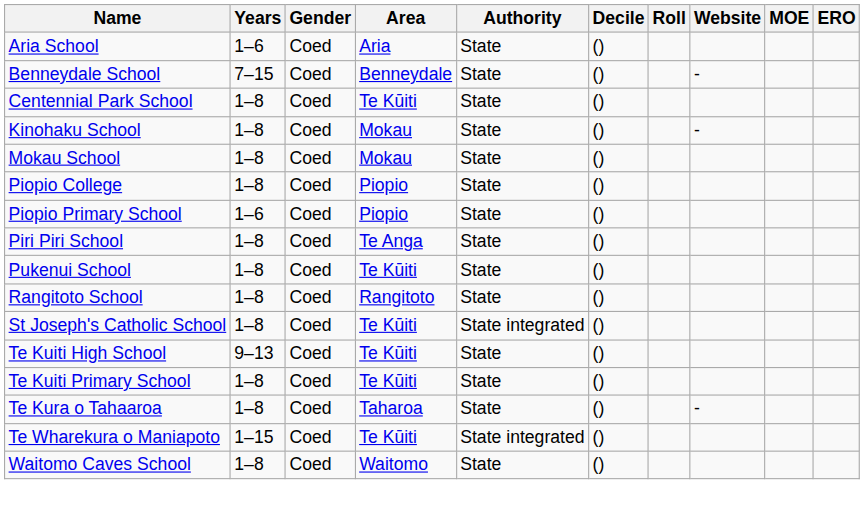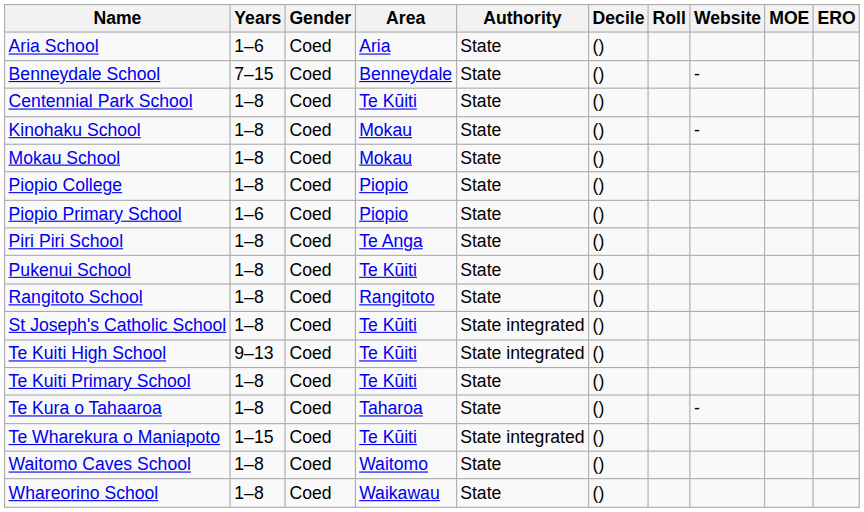(481, 353) State -> (522, 353) State integrated
+ row: (83, 492)
